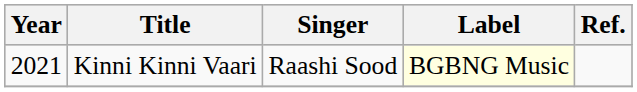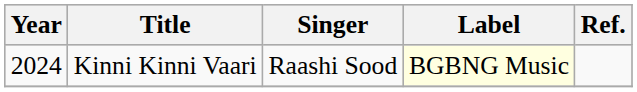(36, 65) 2021 -> (36, 65) 2024
